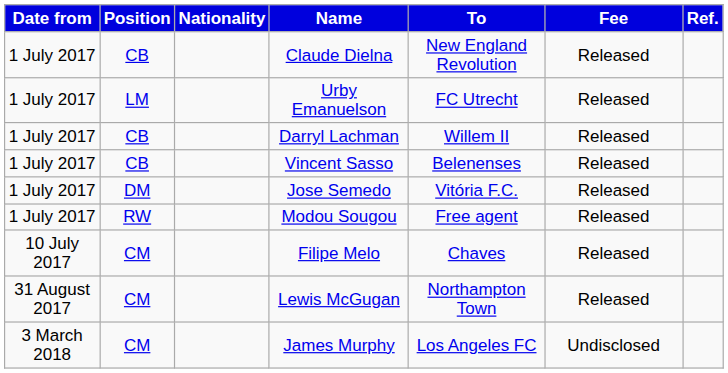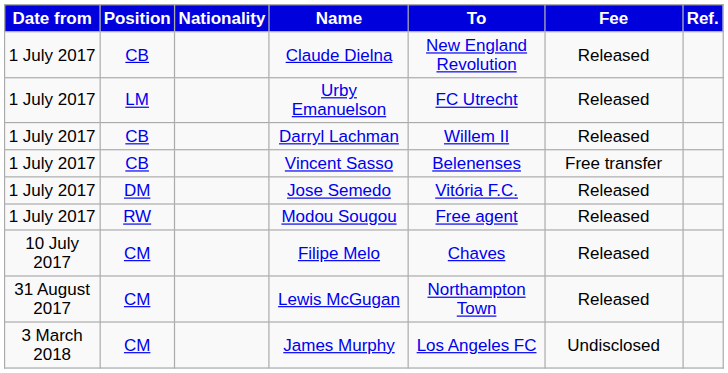(614, 164) Released -> (614, 164) Free transfer
